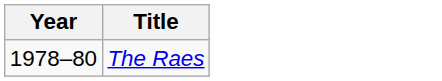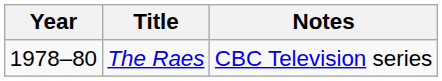+ column: (324, 22)
